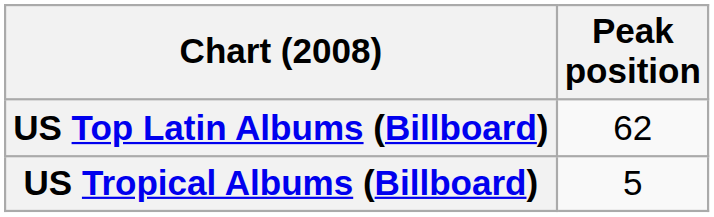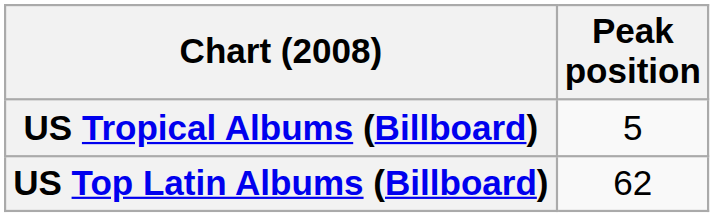rows swapped: (281, 127) <-> (281, 182)
